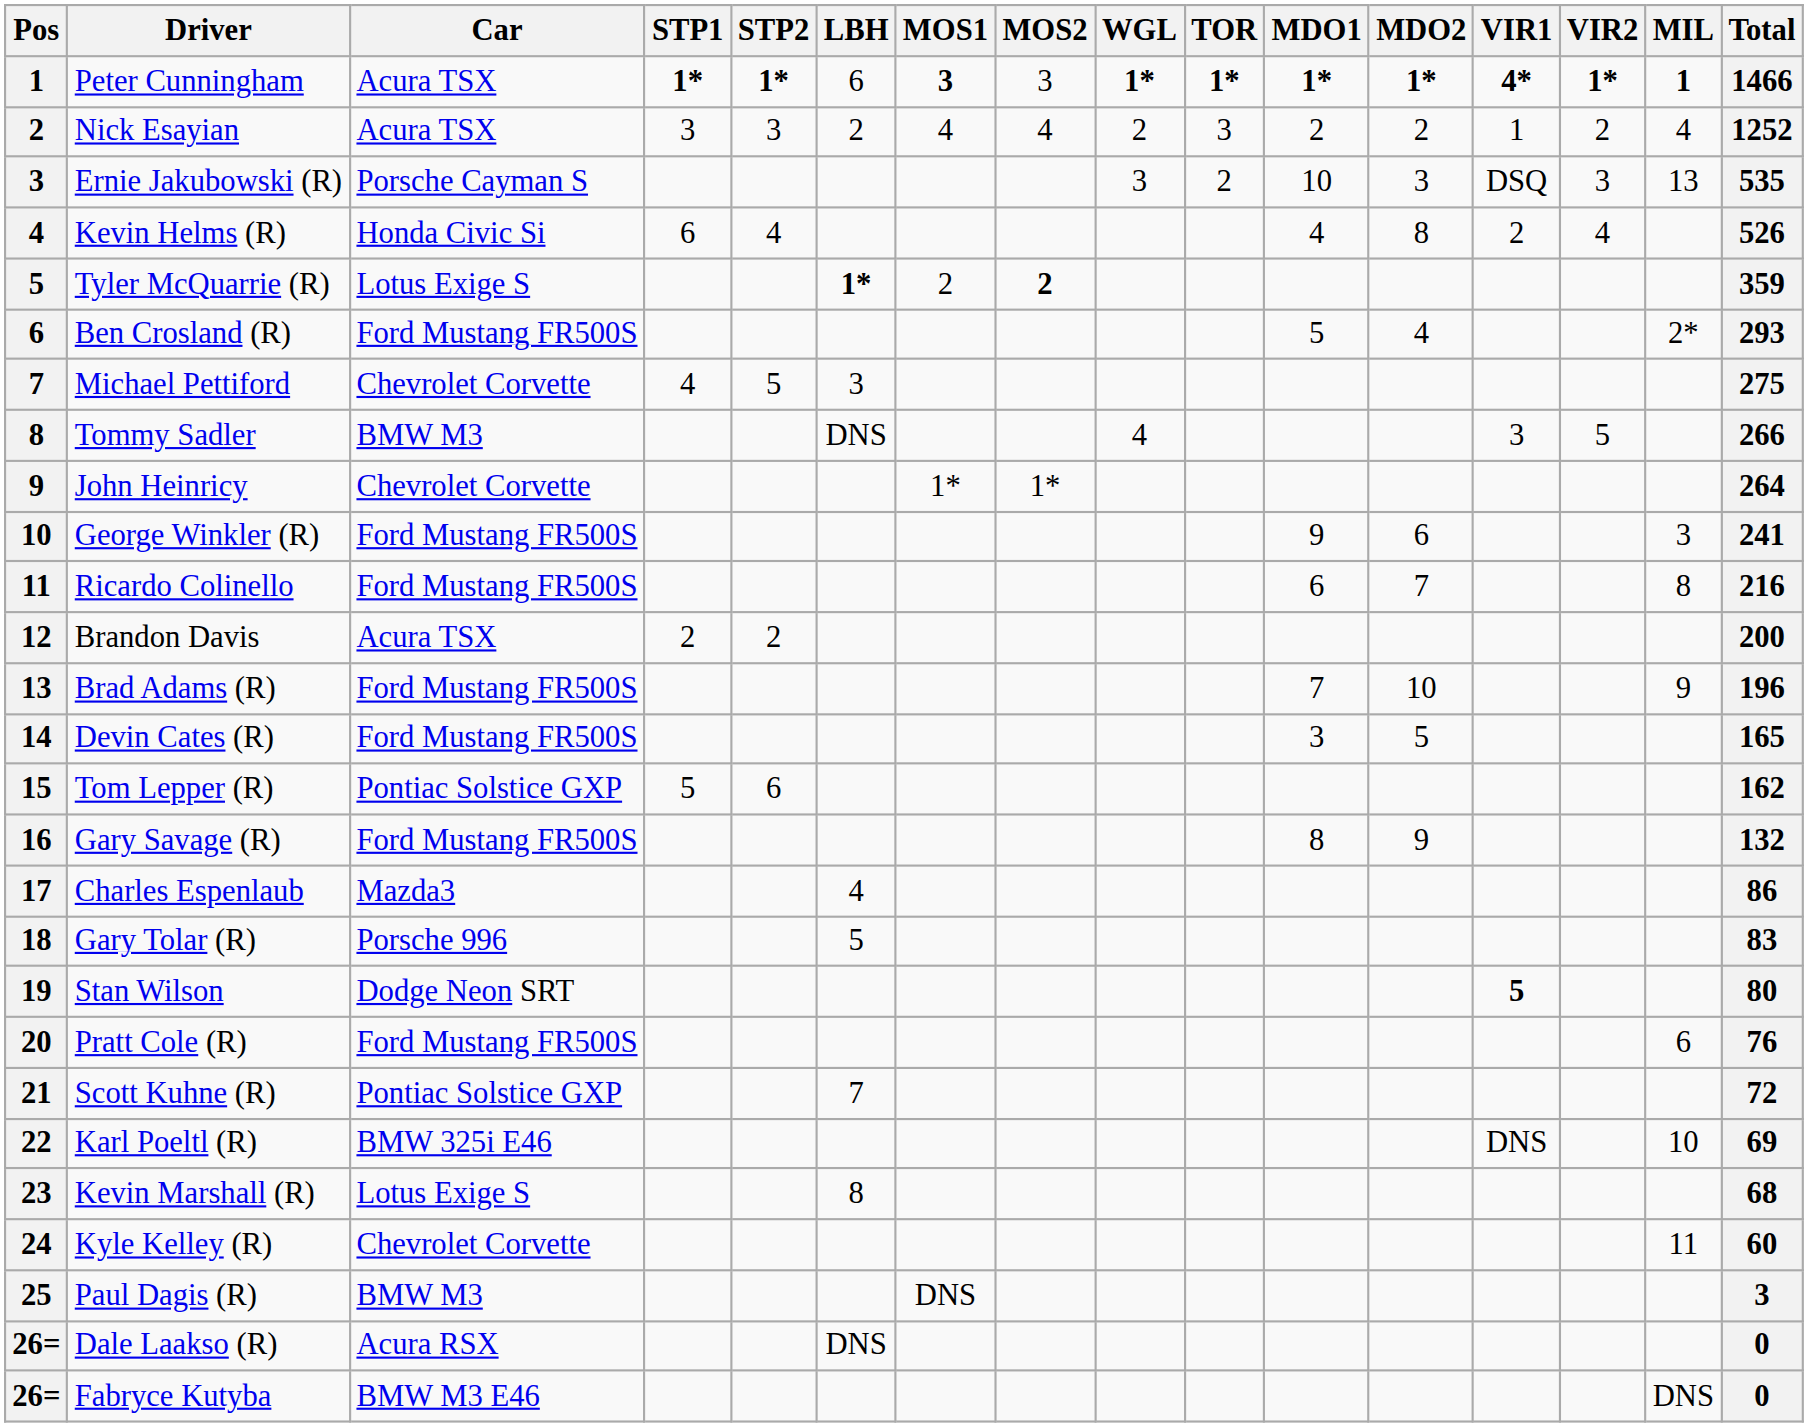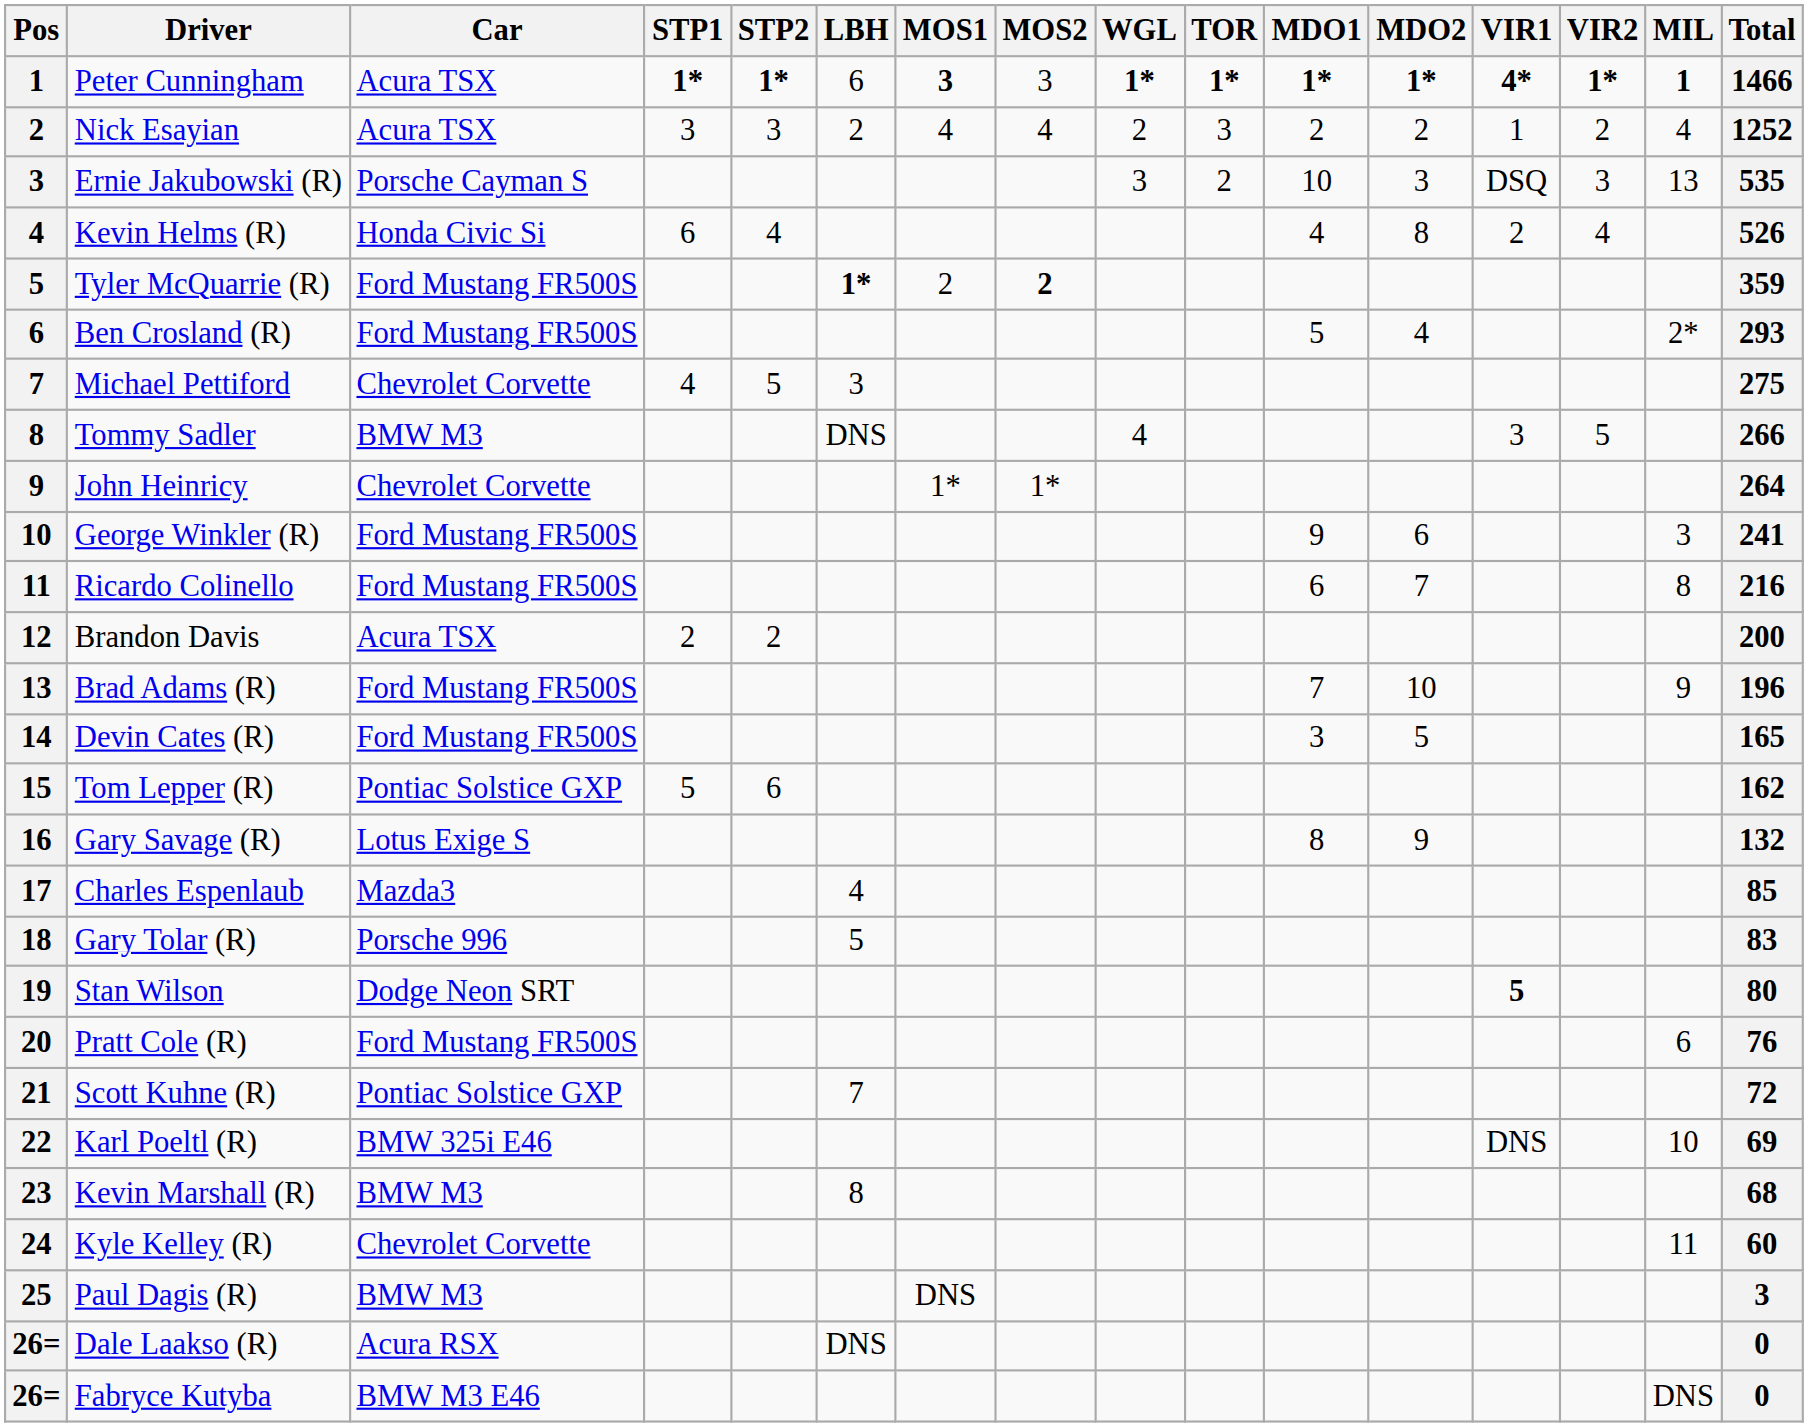(443, 283) Lotus Exige S -> (497, 283) Ford Mustang FR500S
(497, 839) Ford Mustang FR500S -> (443, 839) Lotus Exige S
(1762, 890) 86 -> (1762, 890) 85
(443, 1193) Lotus Exige S -> (420, 1193) BMW M3
